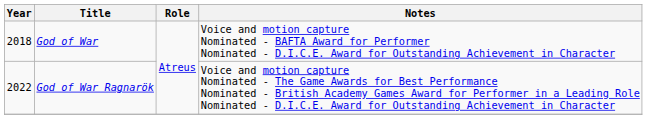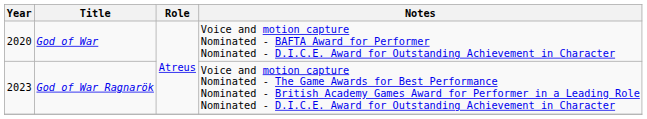(19, 41) 2018 -> (19, 41) 2020
(19, 88) 2022 -> (19, 88) 2023
